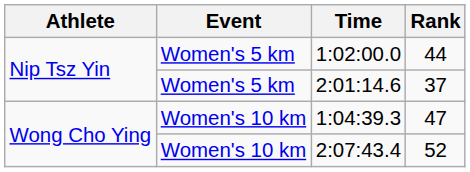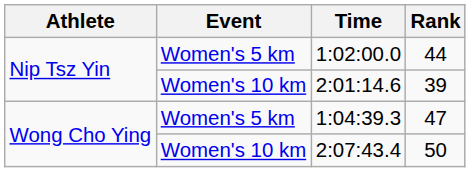(228, 86) Women's 5 km -> (233, 86) Women's 10 km
(436, 86) 37 -> (436, 86) 39
(233, 118) Women's 10 km -> (228, 118) Women's 5 km
(436, 150) 52 -> (436, 150) 50
